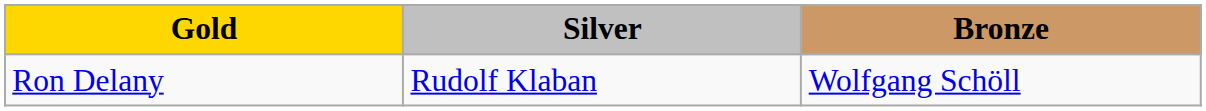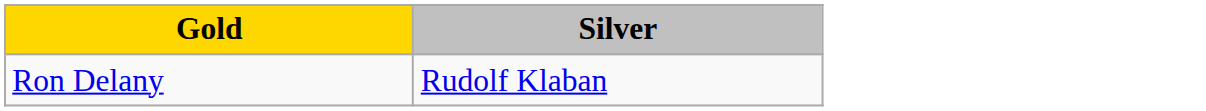- column: (1001, 29)
